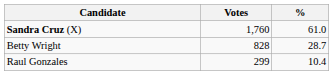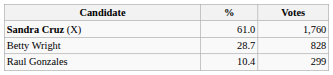columns swapped: (236, 12) <-> (300, 12)
